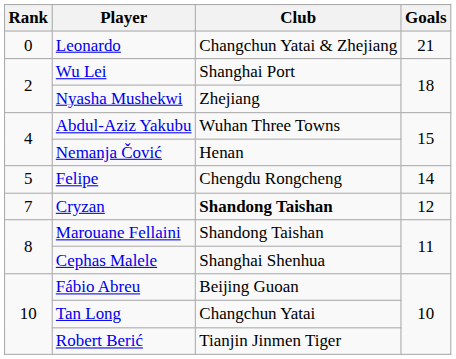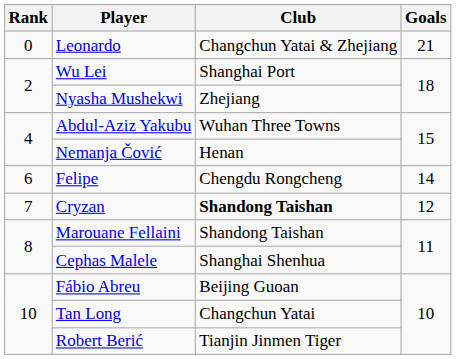(28, 179) 5 -> (28, 179) 6
